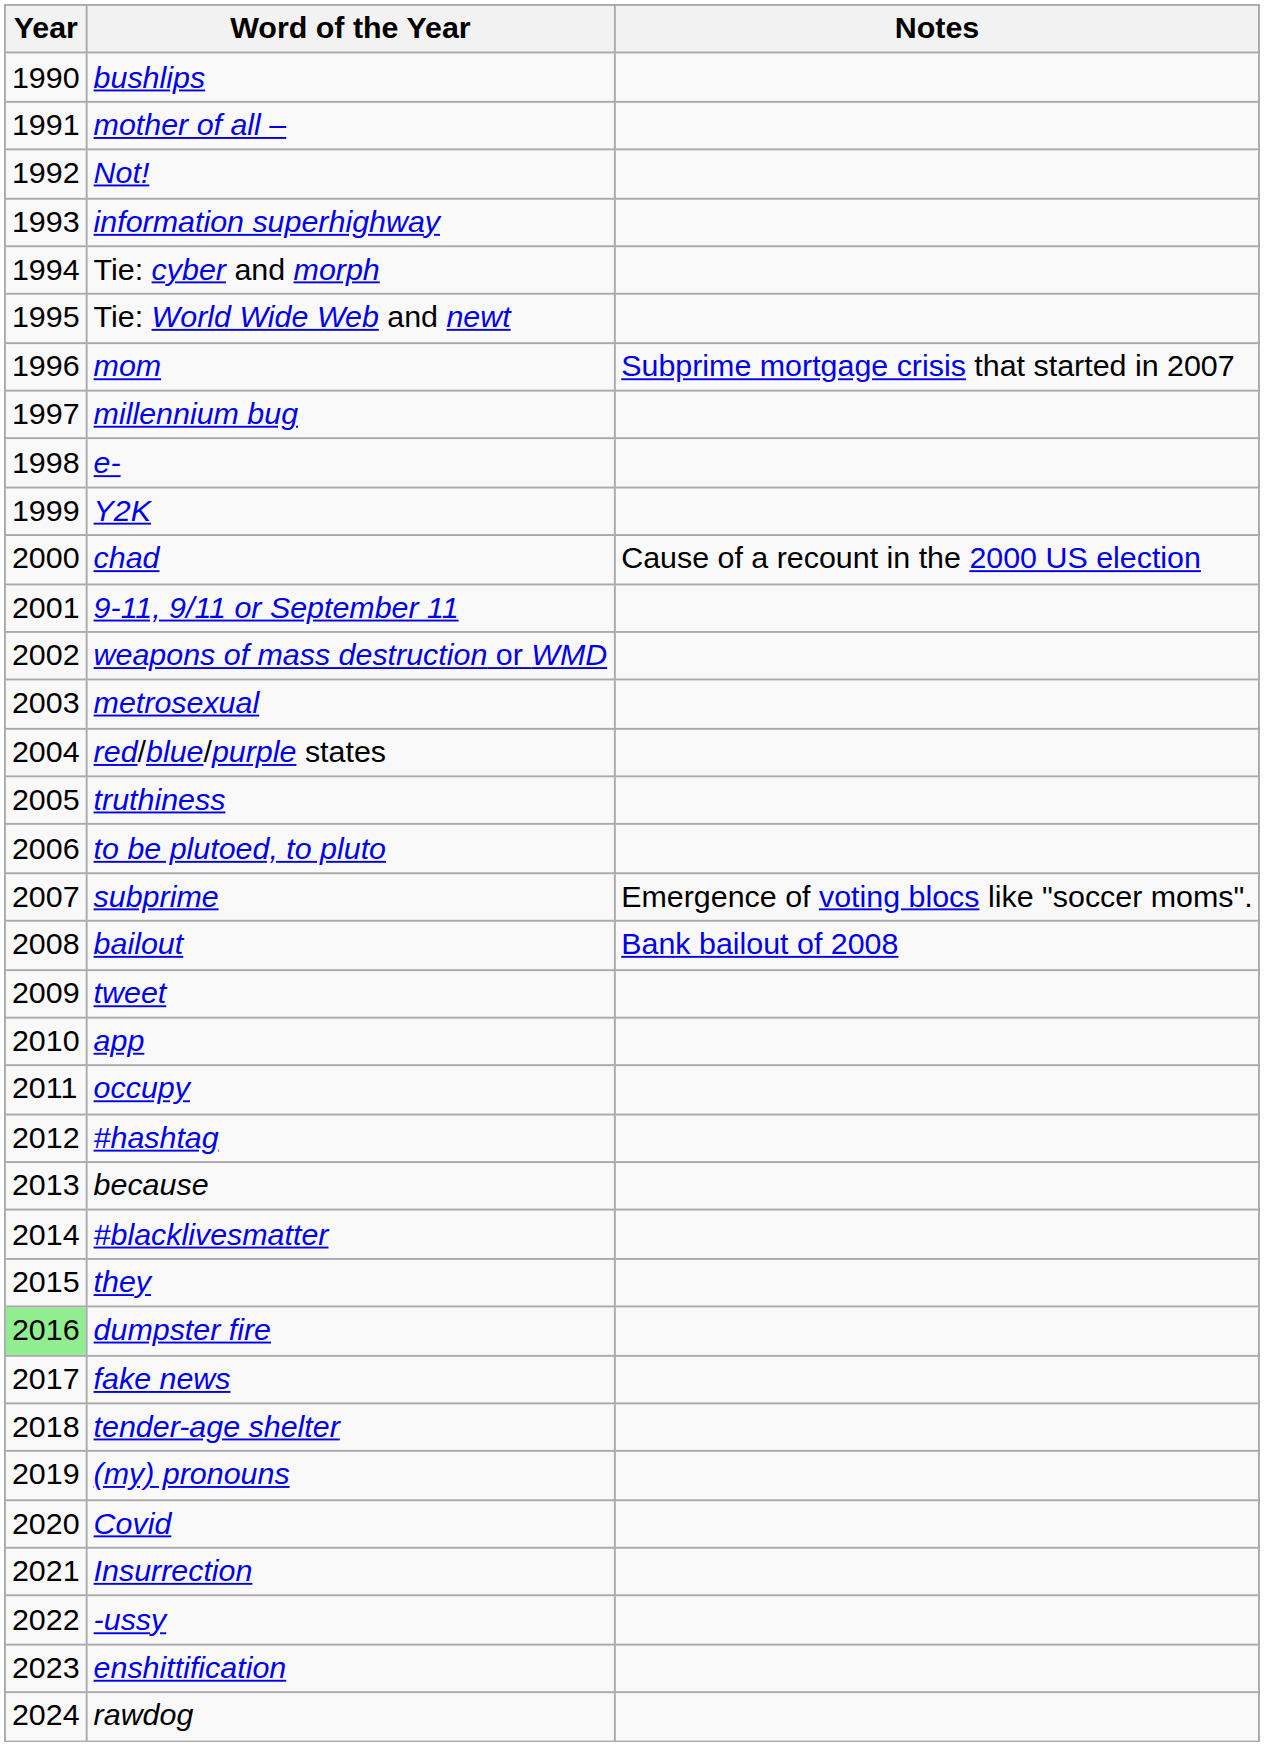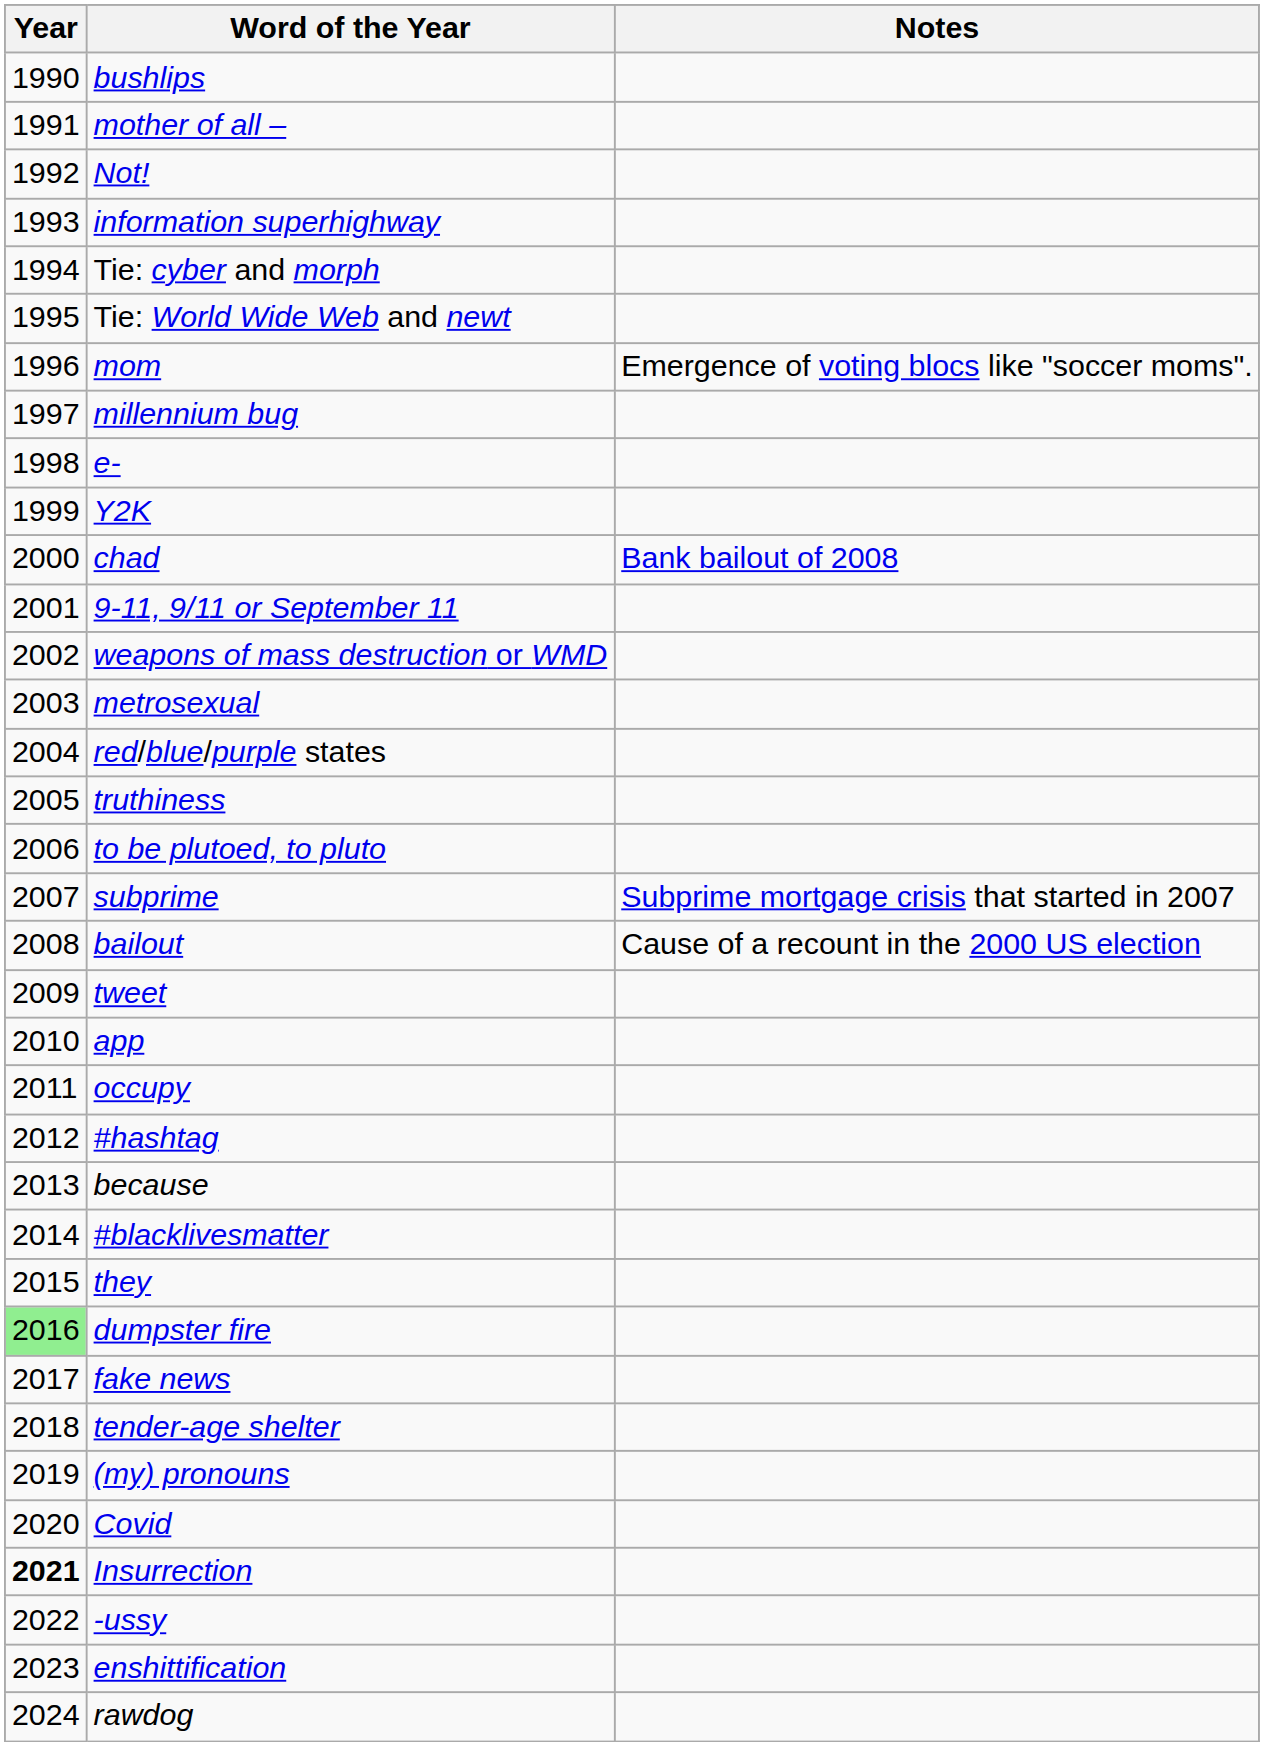(928, 366) Subprime mortgage crisis that started in 2007 -> (937, 366) Emergence of voting blocs like "soccer moms".
(911, 558) Cause of a recount in the 2000 US election -> (760, 558) Bank bailout of 2008
(937, 896) Emergence of voting blocs like "soccer moms". -> (928, 896) Subprime mortgage crisis that started in 2007
(760, 944) Bank bailout of 2008 -> (911, 944) Cause of a recount in the 2000 US election
(46, 1571) normal -> (46, 1571) bold
